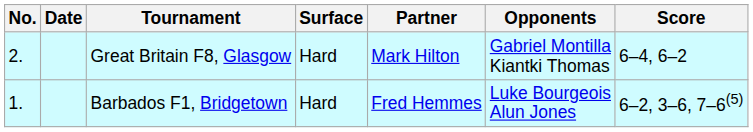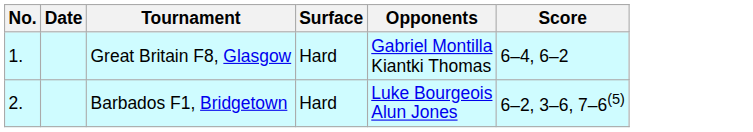- column: (426, 18)
(16, 55) 2. -> (16, 55) 1.
(16, 103) 1. -> (16, 103) 2.
